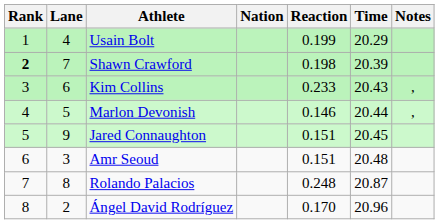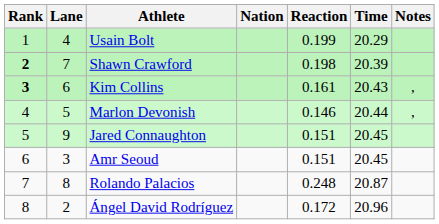(25, 87) normal -> (25, 87) bold
(319, 87) 0.233 -> (319, 87) 0.161
(371, 159) 20.48 -> (371, 159) 20.45
(319, 207) 0.170 -> (319, 207) 0.172
